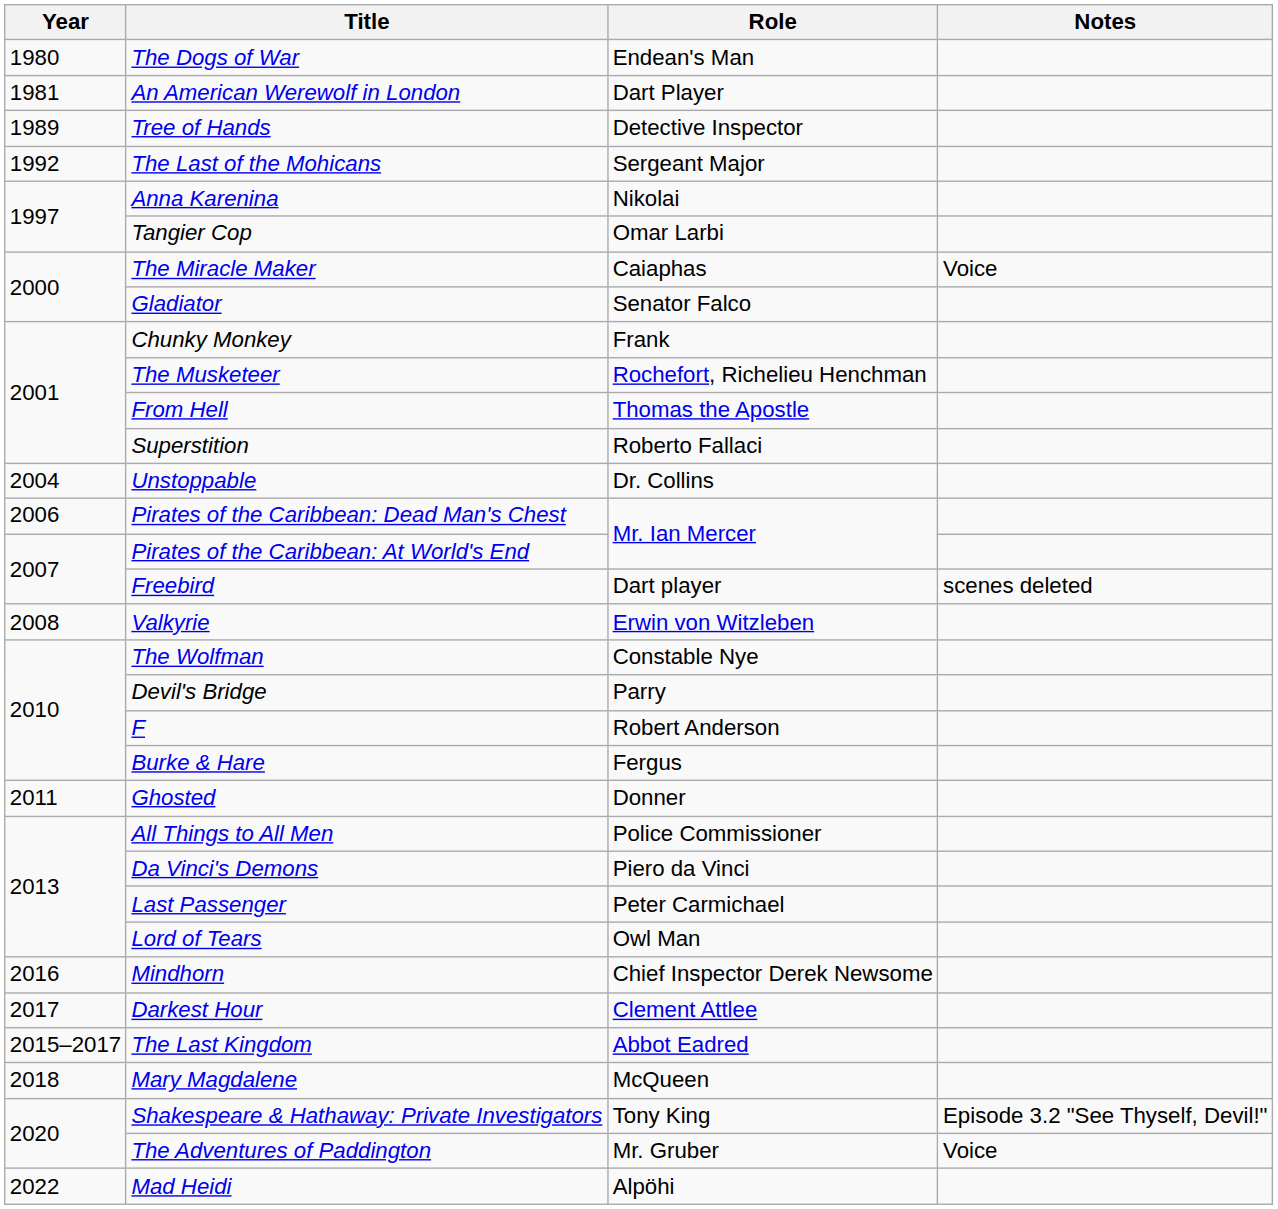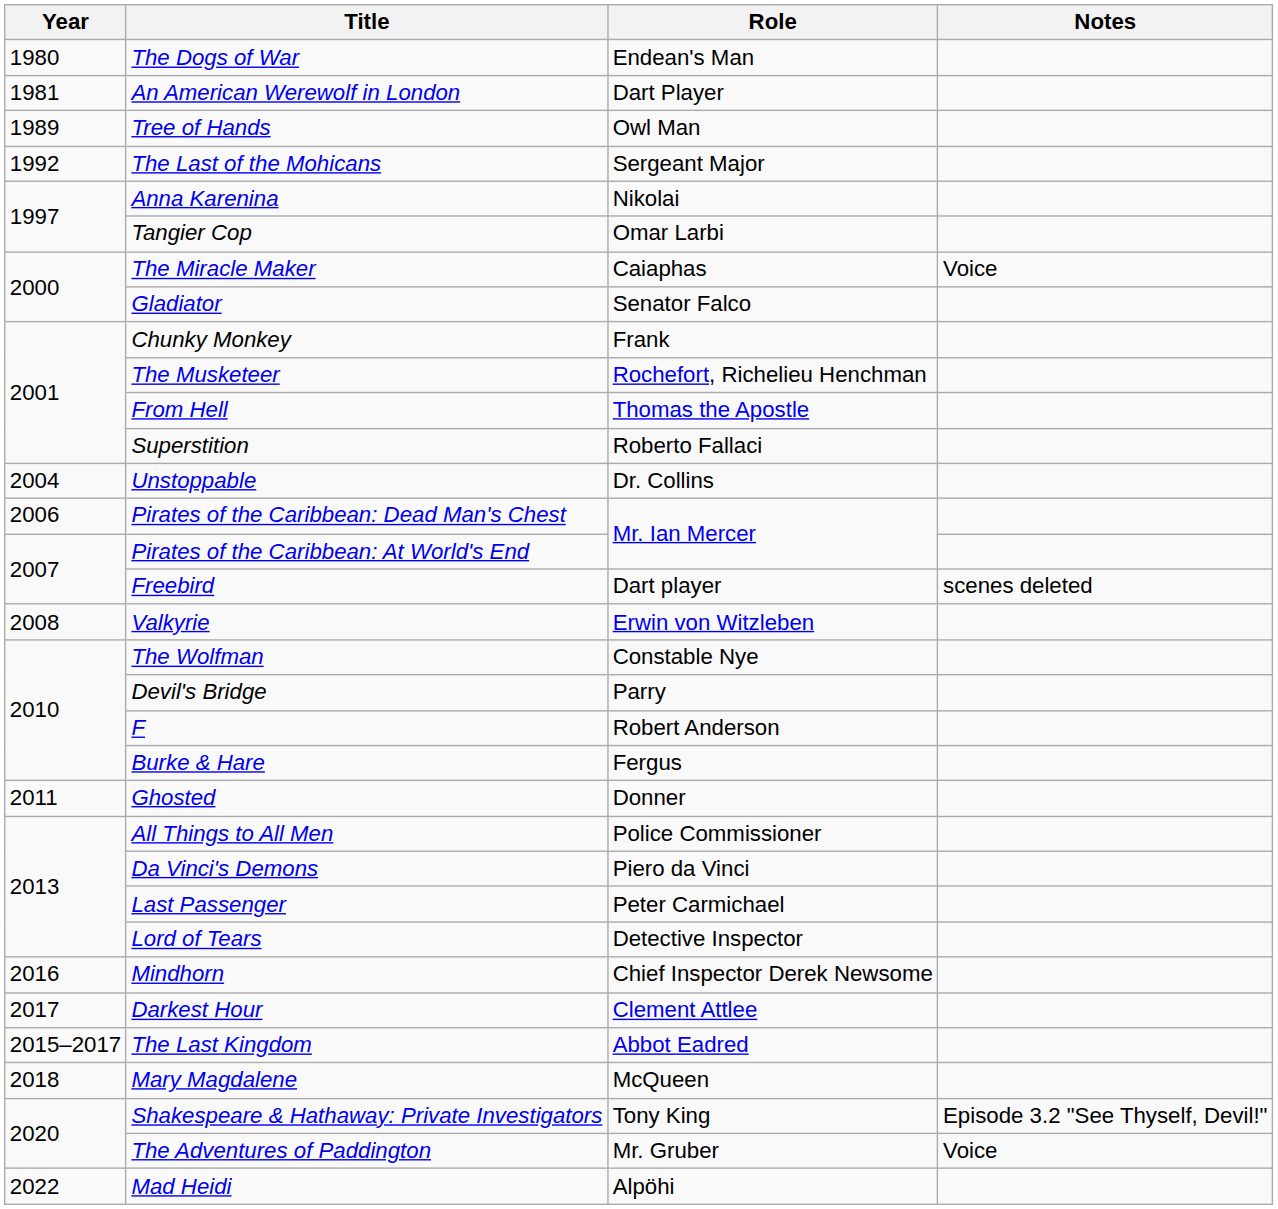(708, 127) Detective Inspector -> (657, 127) Owl Man
(657, 939) Owl Man -> (708, 939) Detective Inspector
